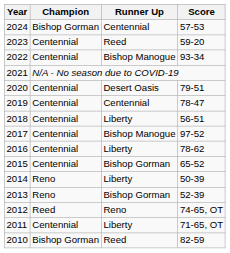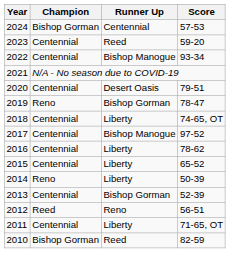(55, 103) Centennial -> (44, 103) Reno
(126, 103) Centennial -> (137, 103) Bishop Gorman
(192, 118) 56-51 -> (202, 118) 74-65, OT
(137, 164) Bishop Gorman -> (118, 164) Liberty
(44, 194) Reno -> (55, 194) Centennial
(202, 210) 74-65, OT -> (192, 210) 56-51
